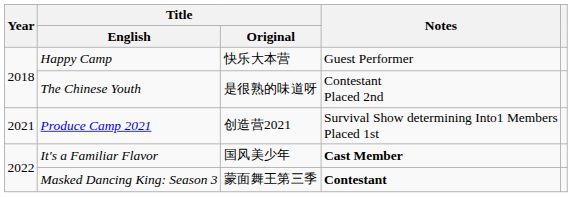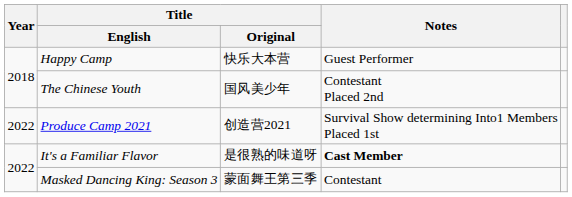(271, 88) 是很熟的味道呀 -> (257, 88) 国风美少年
(21, 125) 2021 -> (21, 125) 2022
(257, 155) 国风美少年 -> (271, 155) 是很熟的味道呀
(355, 179) bold -> (353, 179) normal
